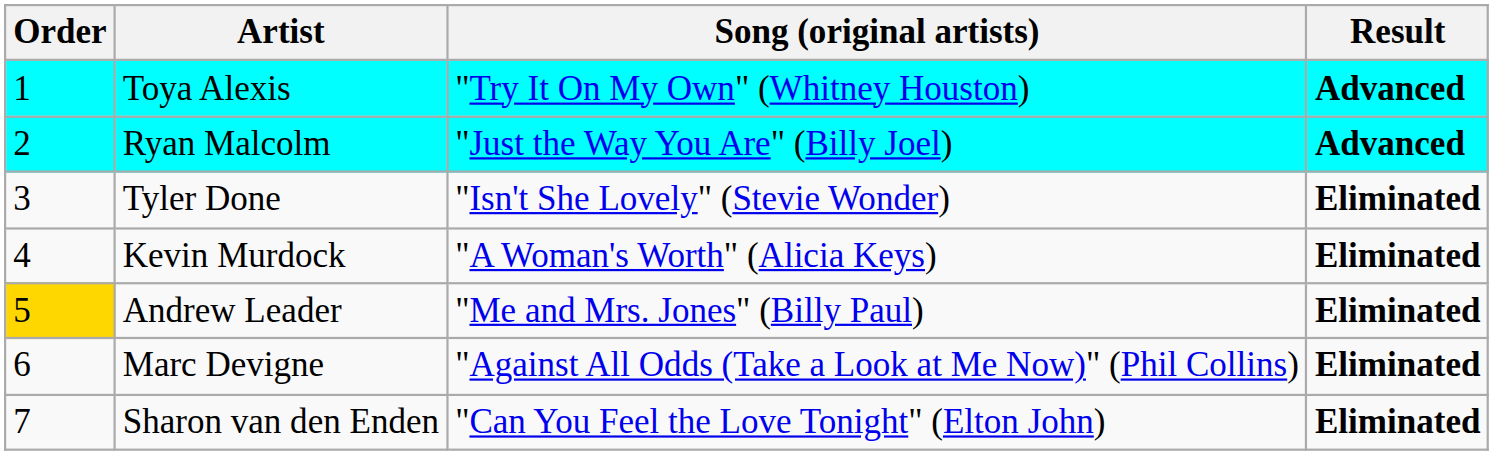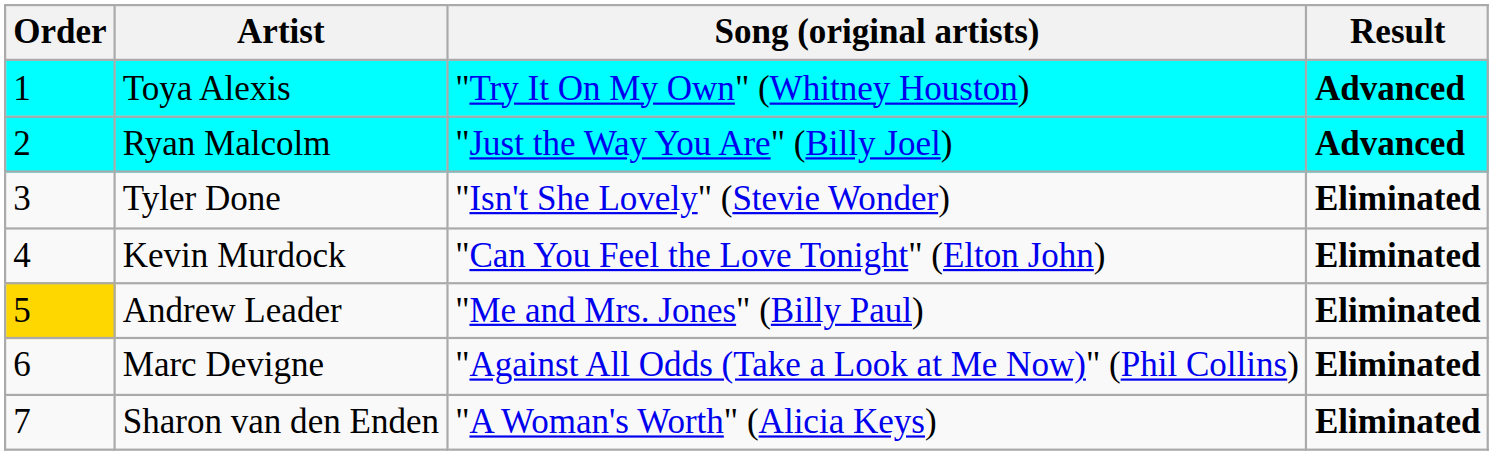(696, 254) "A Woman's Worth" (Alicia Keys) -> (780, 254) "Can You Feel the Love Tonight" (Elton John)
(780, 421) "Can You Feel the Love Tonight" (Elton John) -> (696, 421) "A Woman's Worth" (Alicia Keys)
